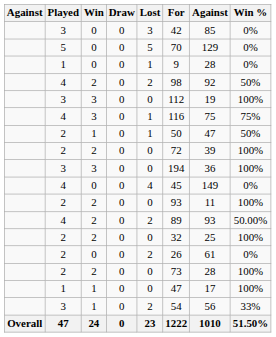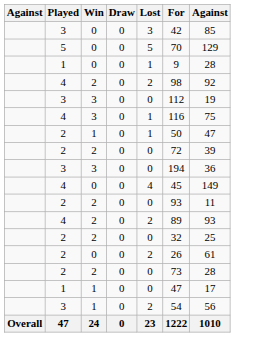- column: (250, 13)
